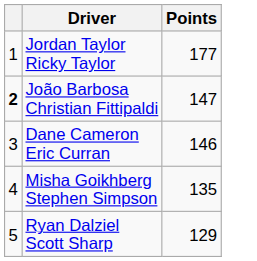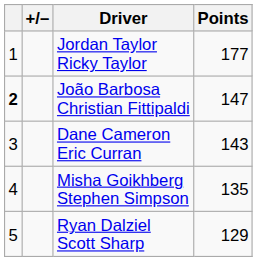+ column: (37, 18)
(203, 144) 146 -> (235, 144) 143
